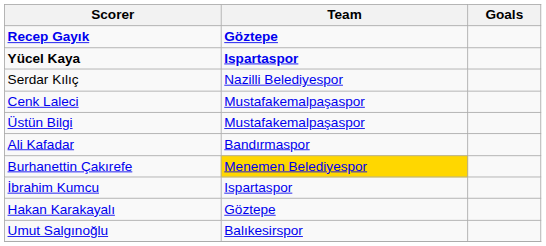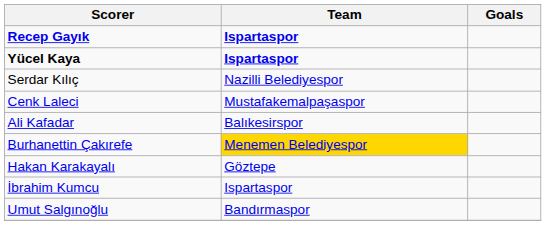(251, 36) Göztepe -> (261, 36) Ispartaspor
- row: (40, 123)
(267, 144) Bandırmaspor -> (264, 123) Balıkesirspor
rows swapped: (61, 209) <-> (53, 187)
(264, 230) Balıkesirspor -> (267, 209) Bandırmaspor
